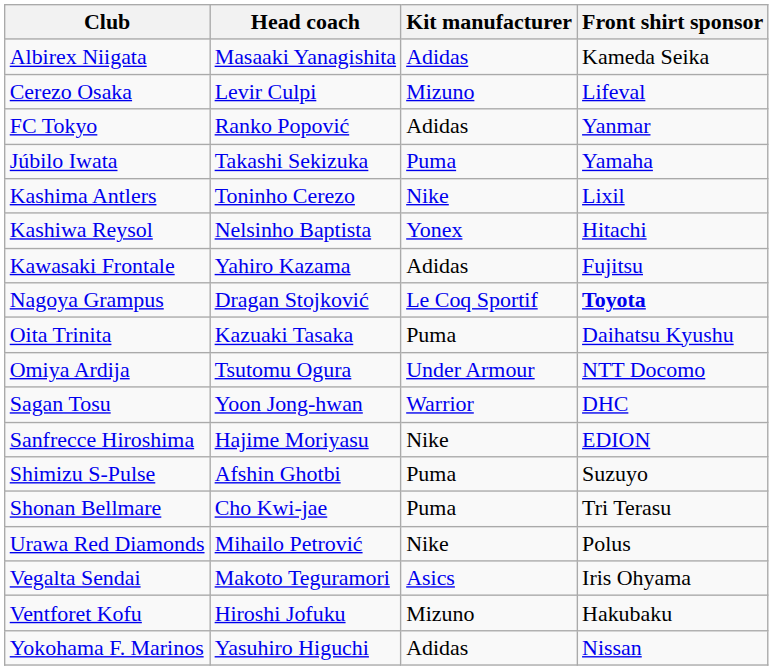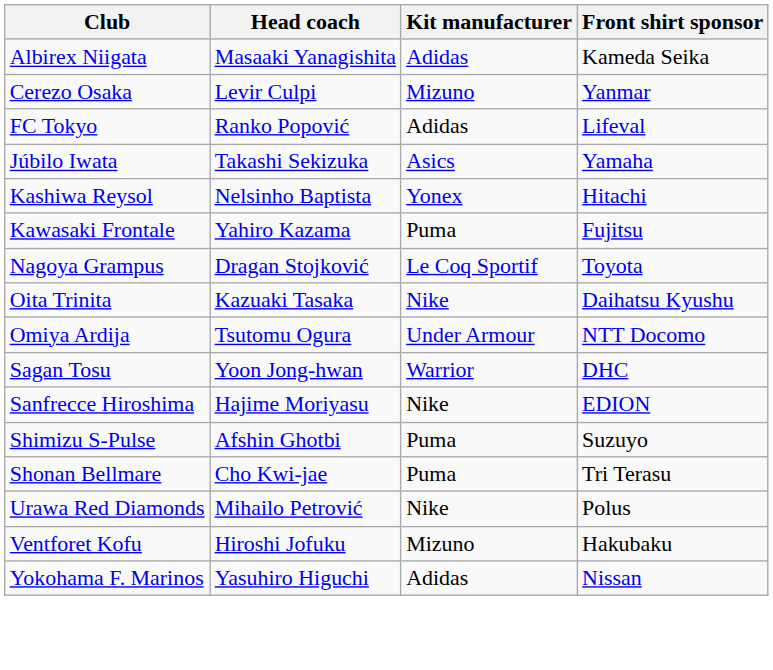(614, 91) Lifeval -> (616, 91) Yanmar
(616, 126) Yanmar -> (614, 126) Lifeval
(431, 160) Puma -> (431, 160) Asics
- row: (83, 195)
(437, 265) Adidas -> (431, 230) Puma
(614, 299) bold -> (612, 265) normal
(431, 334) Puma -> (427, 299) Nike
- row: (75, 578)
